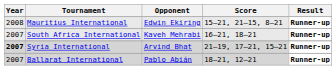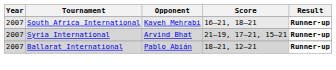- row: (77, 22)
(15, 47) bold -> (15, 34) normal
